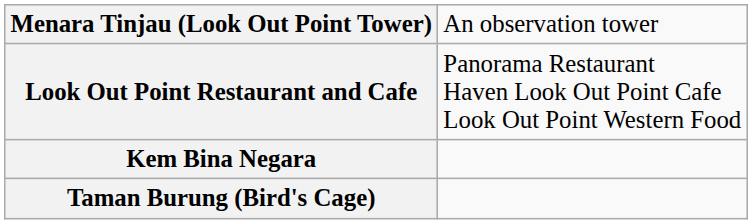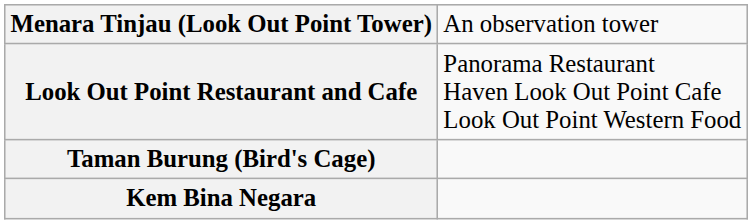rows swapped: (221, 158) <-> (221, 197)
